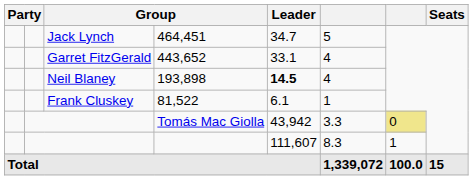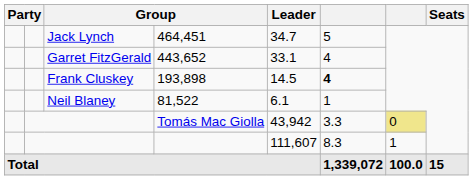(81, 79) Neil Blaney -> (90, 79) Frank Cluskey
(283, 79) bold -> (283, 79) normal
(327, 79) normal -> (327, 79) bold
(90, 100) Frank Cluskey -> (81, 100) Neil Blaney
